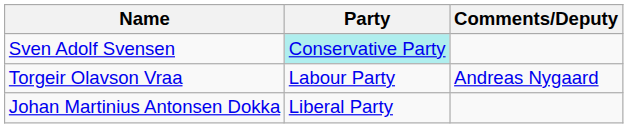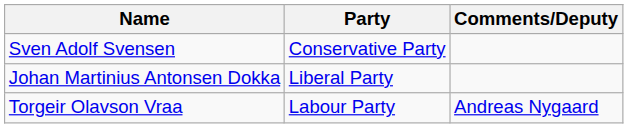(367, 48) paleturquoise background -> (367, 48) no background
rows swapped: (96, 78) <-> (145, 107)
